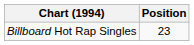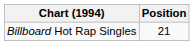(164, 31) 23 -> (164, 31) 21
